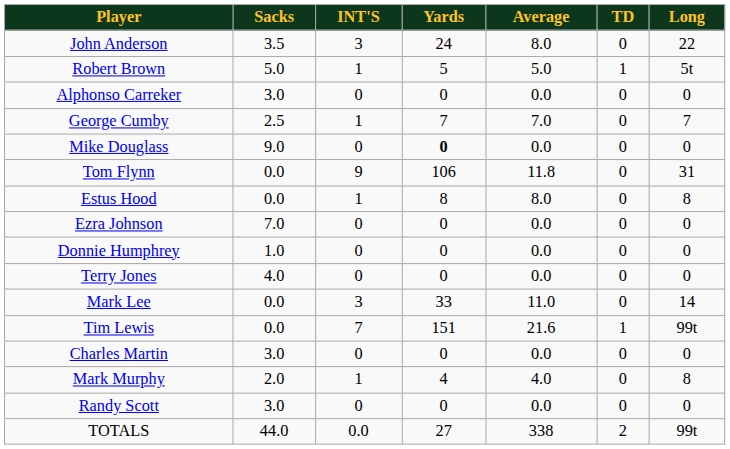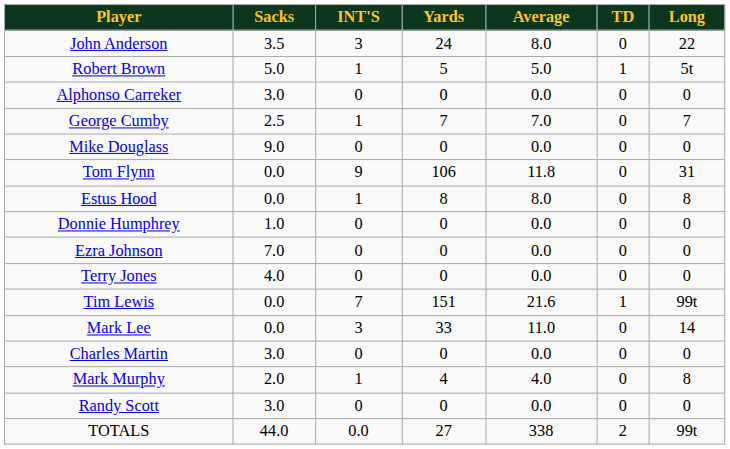(444, 146) bold -> (444, 146) normal
rows swapped: (119, 250) <-> (119, 224)
rows swapped: (119, 302) <-> (119, 328)
